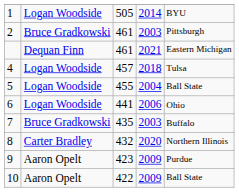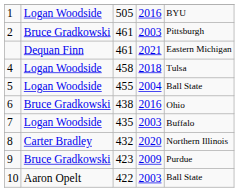(150, 13) 2014 -> (150, 13) 2016
(124, 68) 457 -> (124, 68) 458
(63, 104) Logan Woodside -> (67, 104) Bruce Gradkowski
(124, 104) 441 -> (124, 104) 438
(150, 104) 2006 -> (150, 104) 2016
(67, 123) Bruce Gradkowski -> (63, 123) Logan Woodside
(52, 159) Aaron Opelt -> (67, 159) Bruce Gradkowski
(150, 178) 2009 -> (150, 178) 2003
